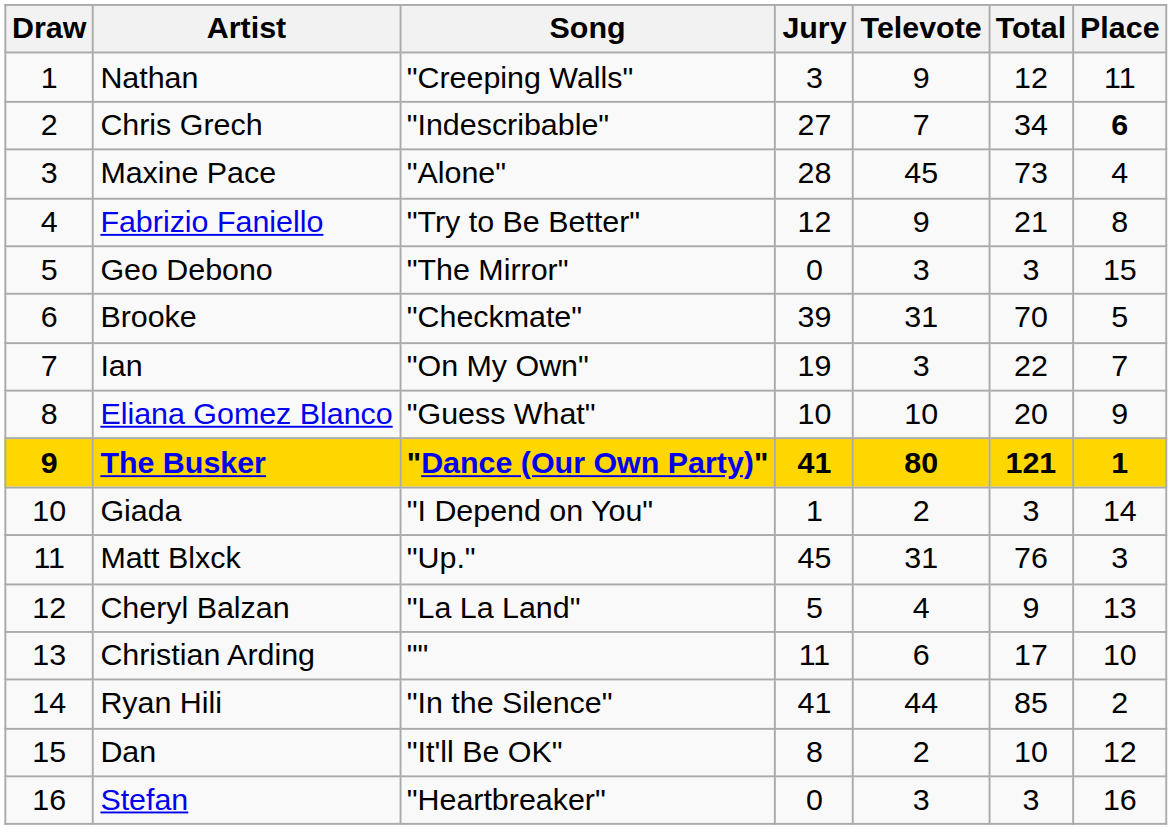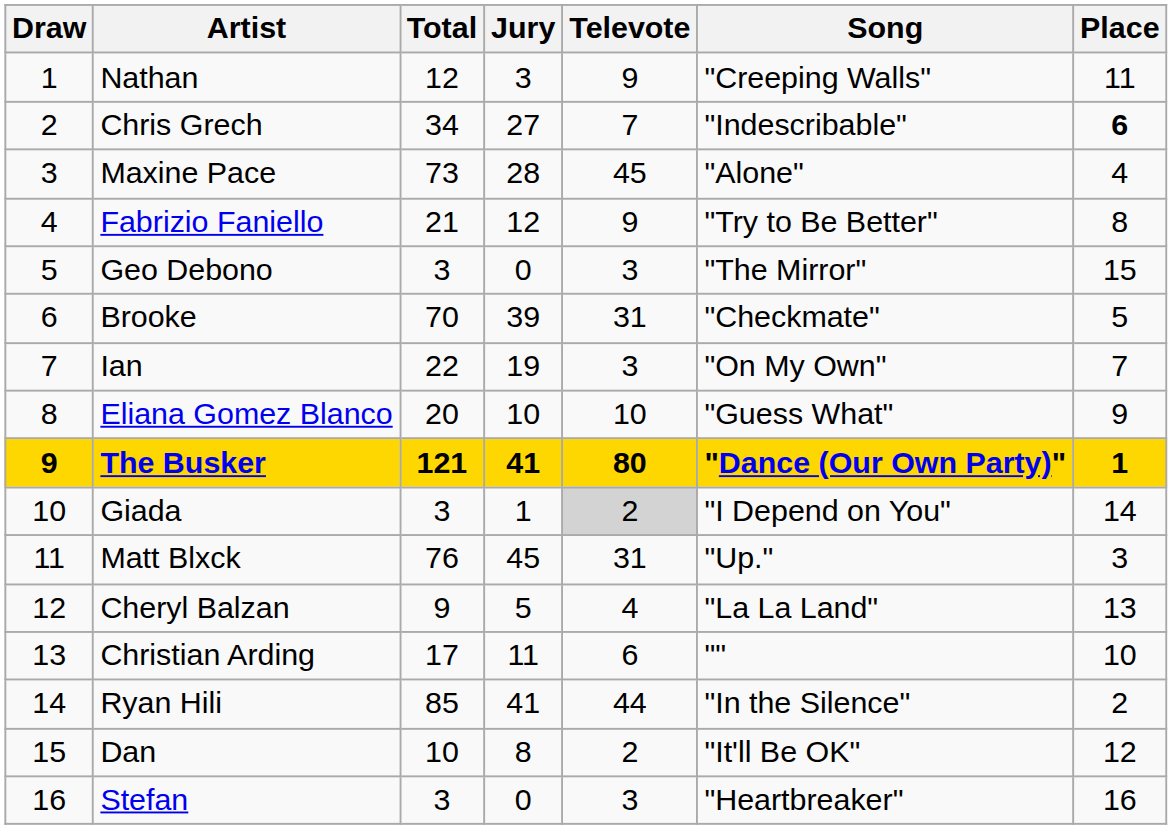columns swapped: (588, 28) <-> (1031, 28)
(921, 510) no background -> (630, 510) lightgrey background
